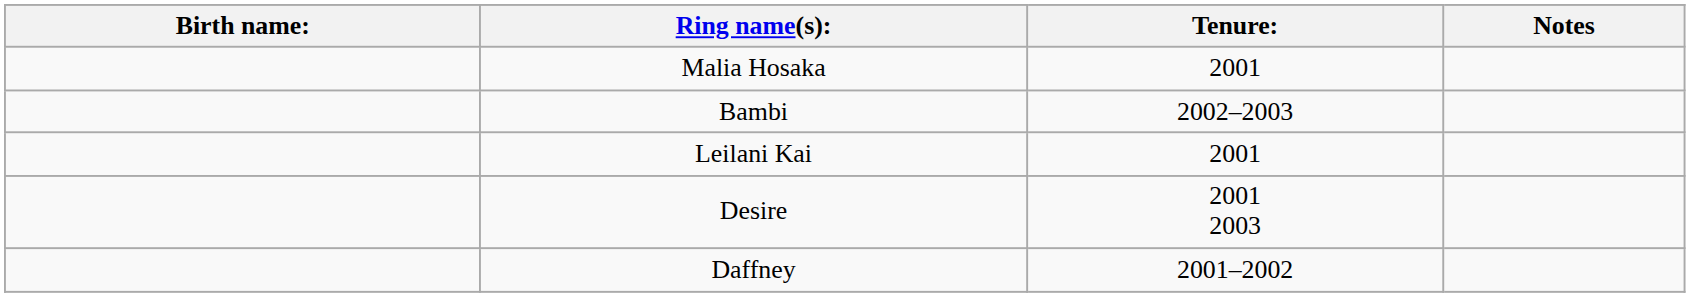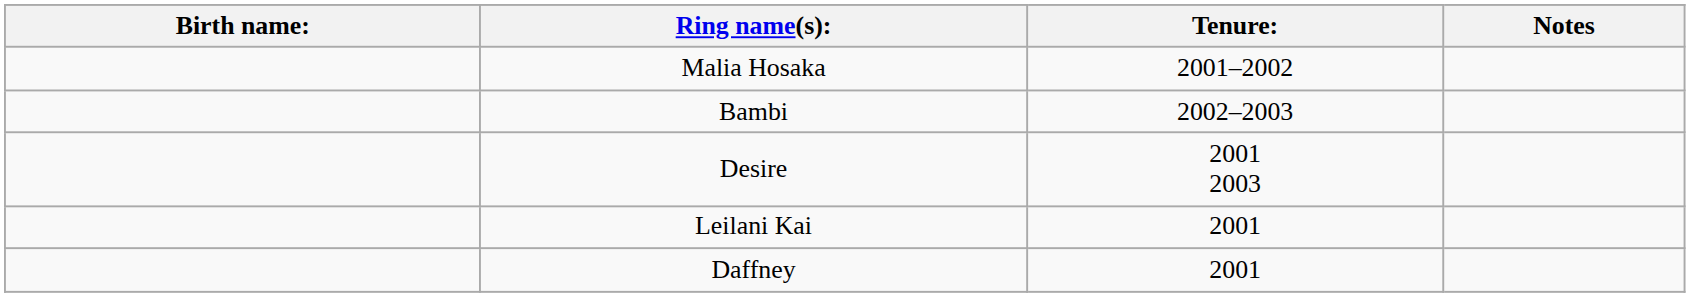(1235, 68) 2001 -> (1235, 68) 2001–2002
rows swapped: (754, 211) <-> (754, 153)
(1235, 268) 2001–2002 -> (1235, 268) 2001
